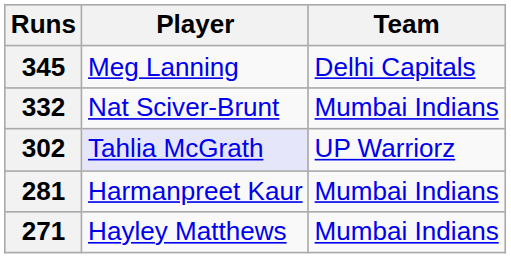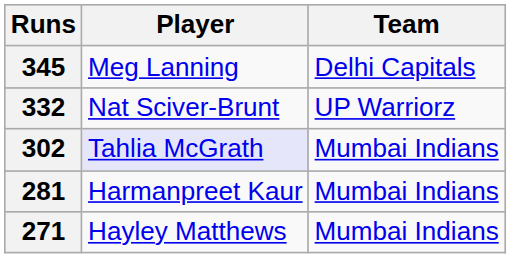(407, 107) Mumbai Indians -> (385, 107) UP Warriorz
(385, 149) UP Warriorz -> (407, 149) Mumbai Indians
